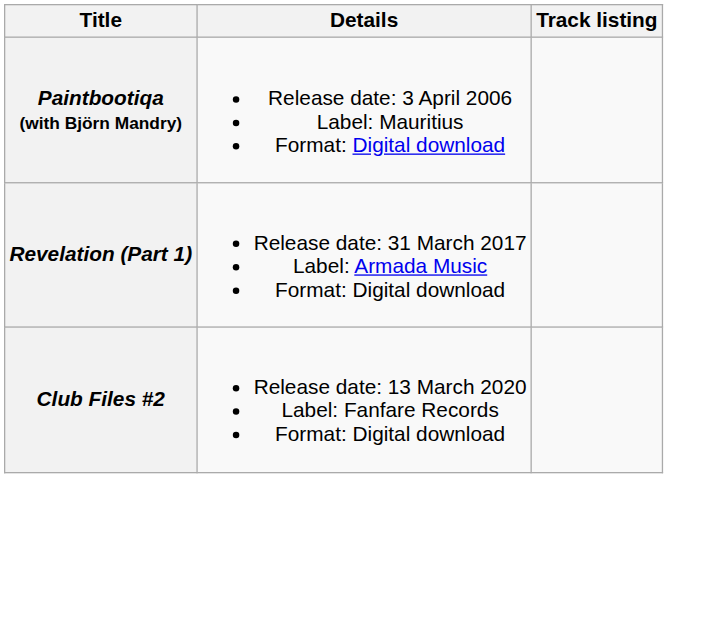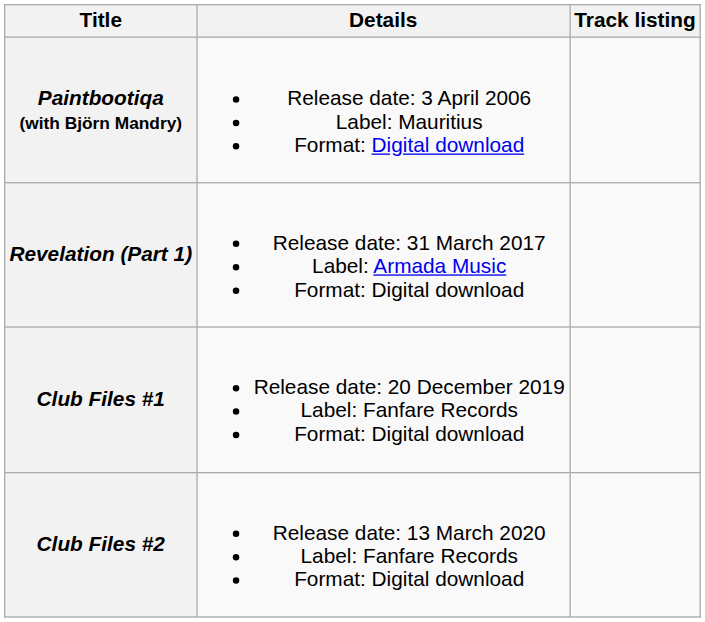+ row: (101, 399)
